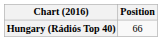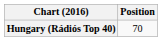(138, 28) 66 -> (138, 28) 70
